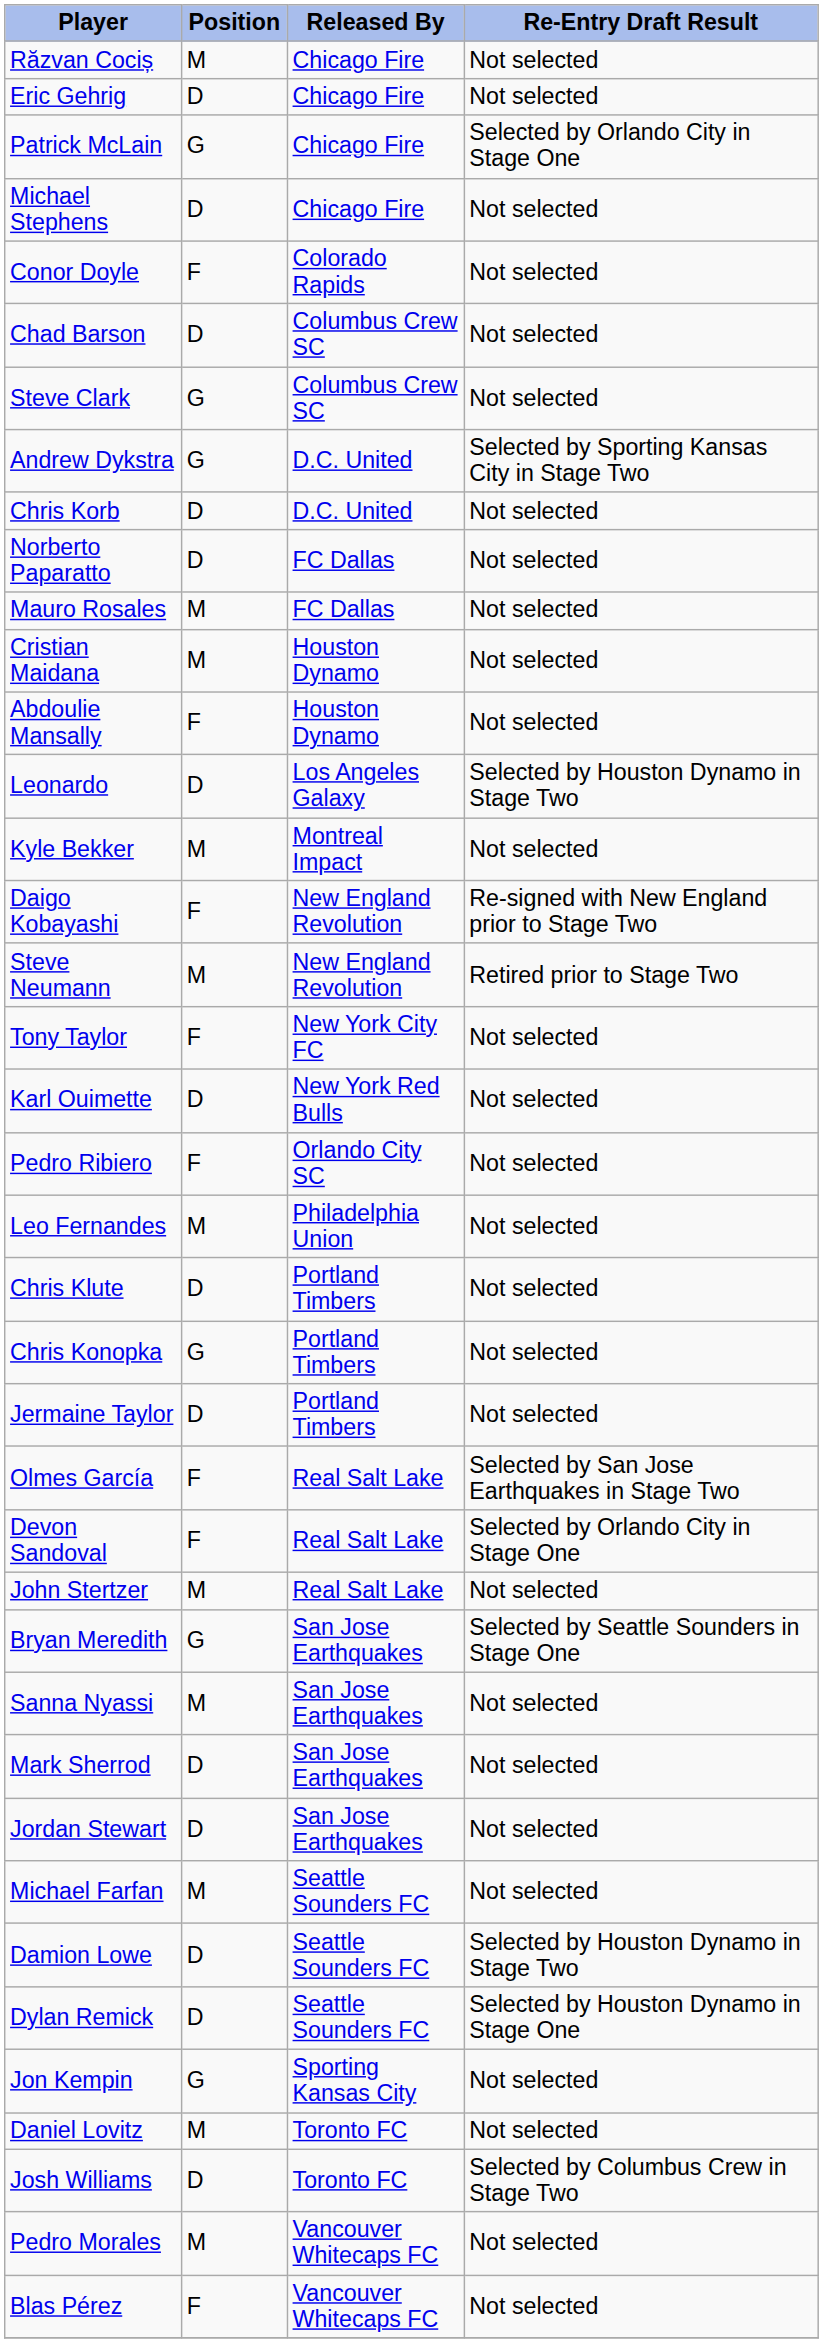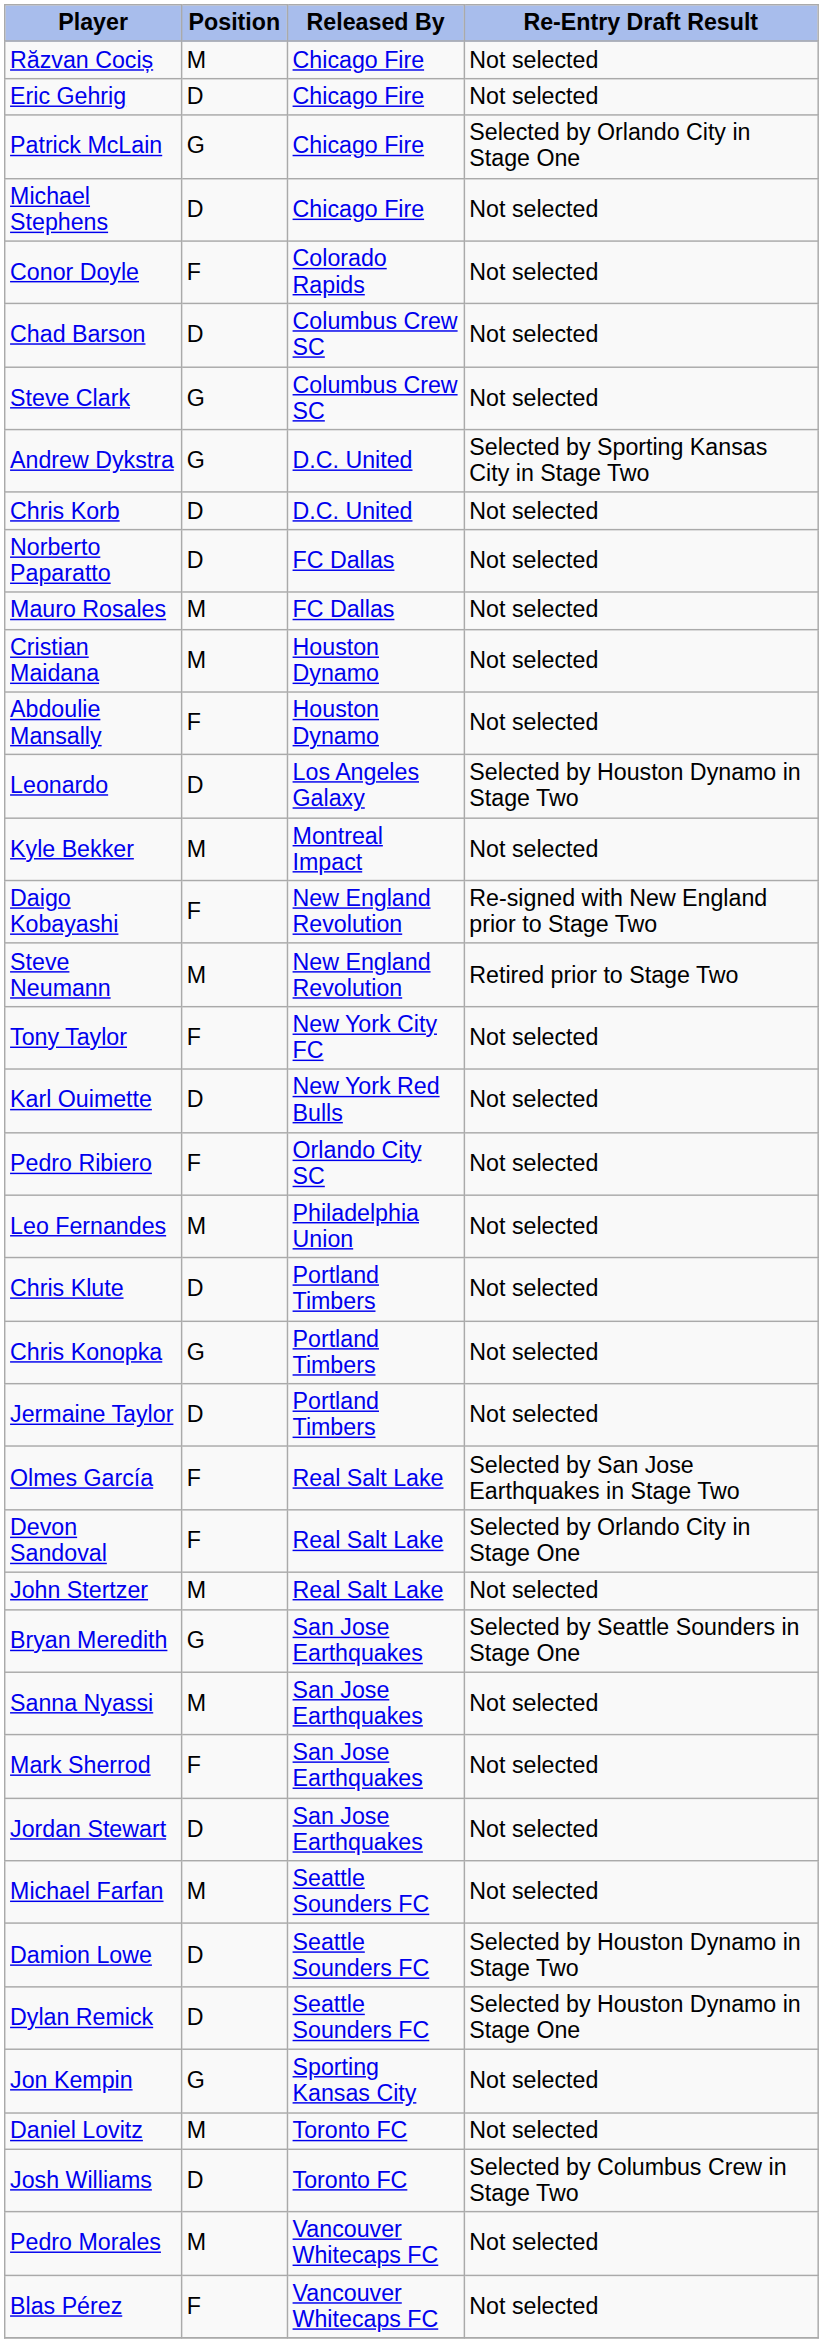(195, 1766) D -> (194, 1766) F
